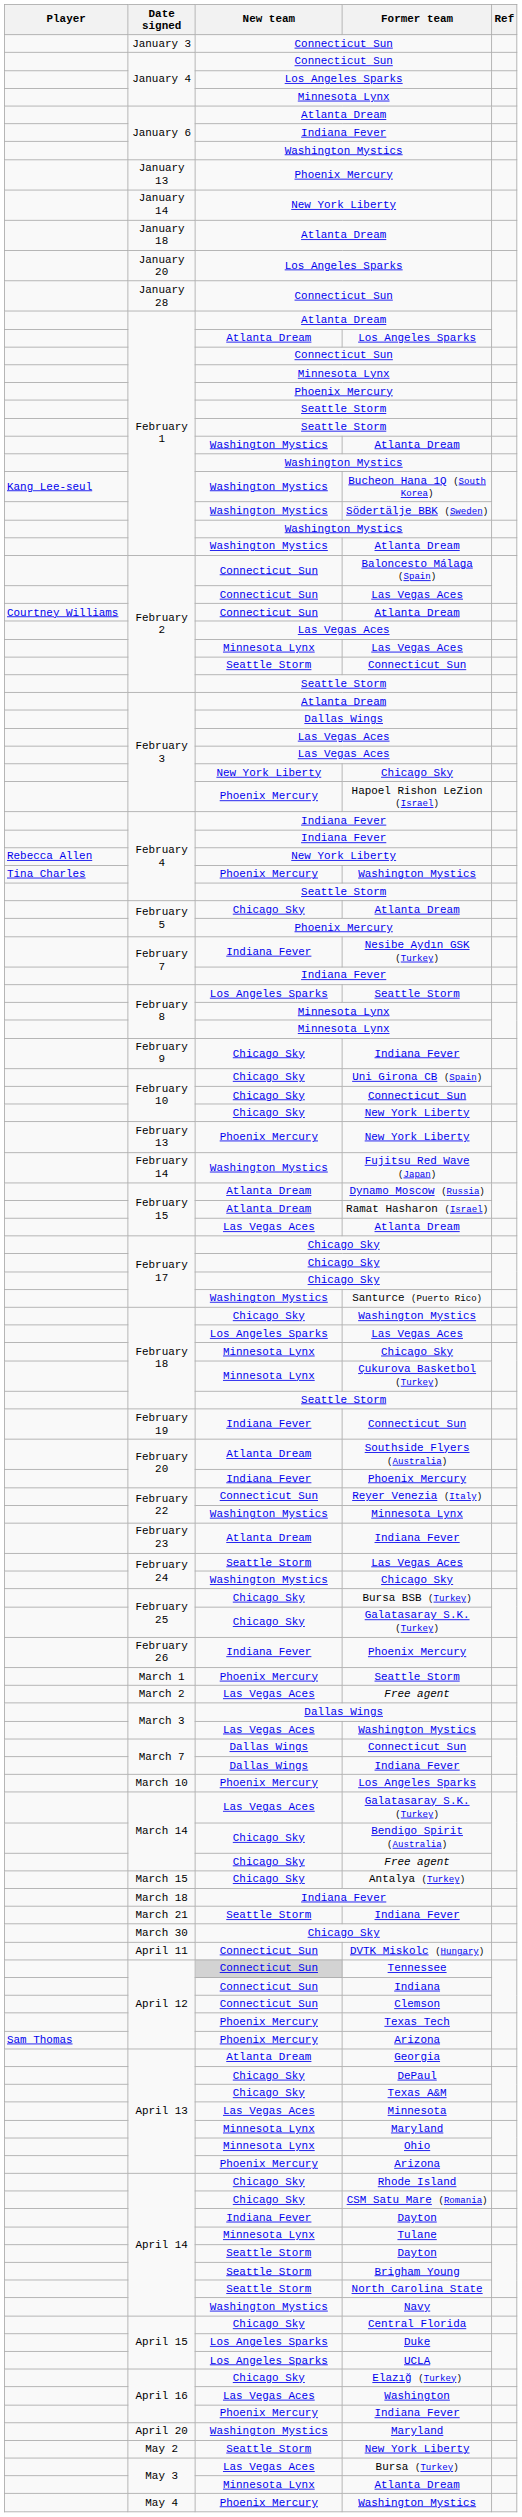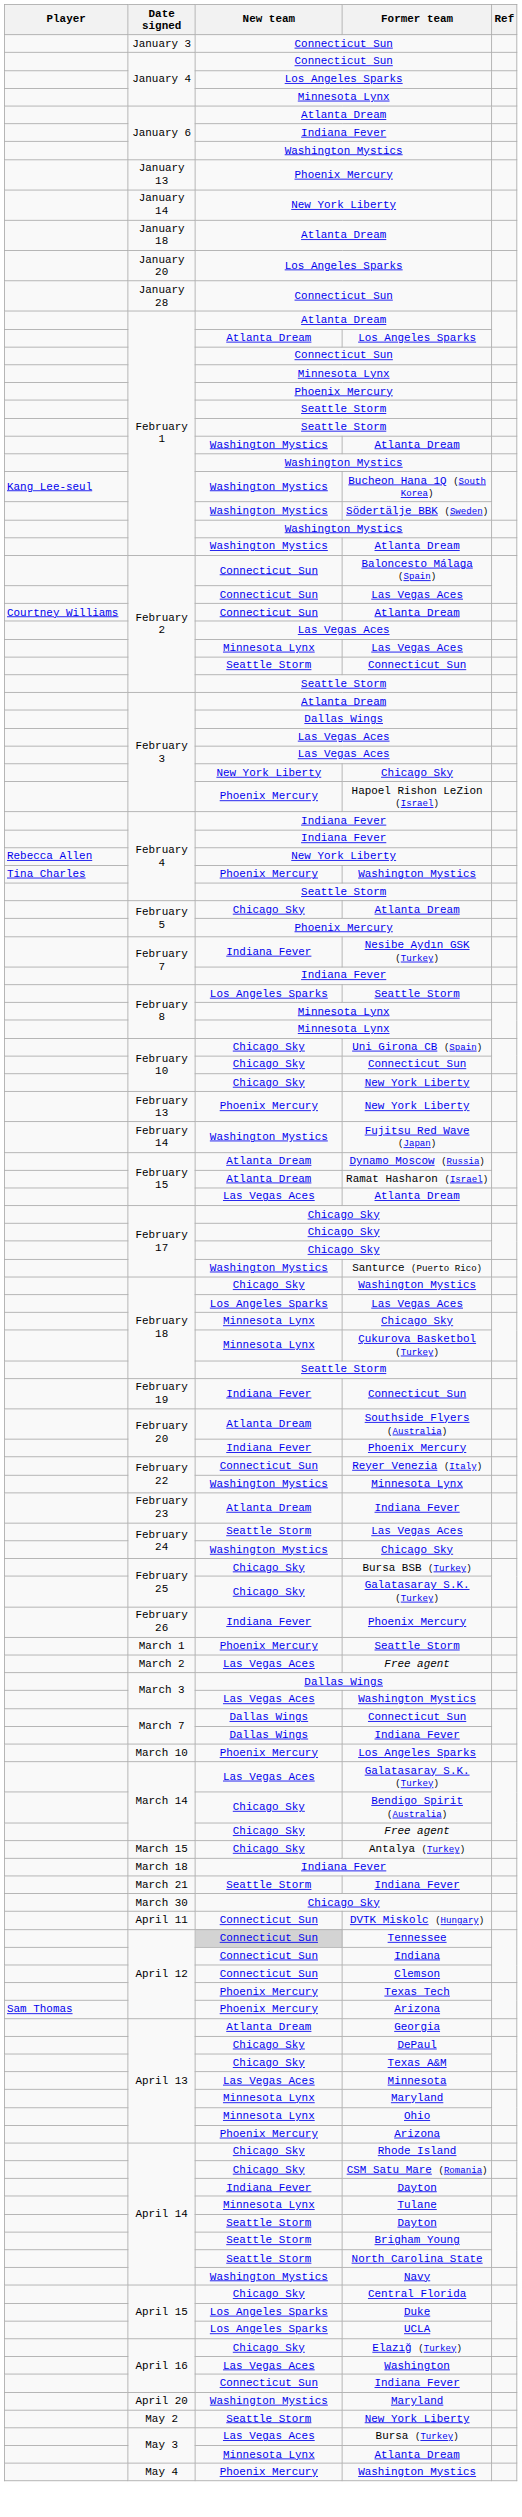- row: (162, 1053)
(269, 2414) Phoenix Mercury -> (269, 2383) Connecticut Sun
